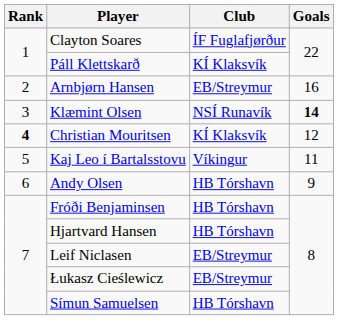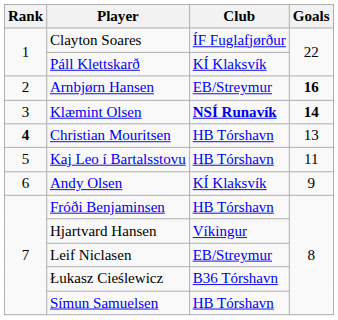(311, 87) normal -> (311, 87) bold
(232, 111) normal -> (235, 111) bold
(230, 135) KÍ Klaksvík -> (233, 135) HB Tórshavn
(311, 135) 12 -> (311, 135) 13
(220, 159) Víkingur -> (233, 159) HB Tórshavn
(233, 183) HB Tórshavn -> (230, 183) KÍ Klaksvík
(233, 231) HB Tórshavn -> (220, 231) Víkingur
(232, 278) EB/Streymur -> (235, 278) B36 Tórshavn
